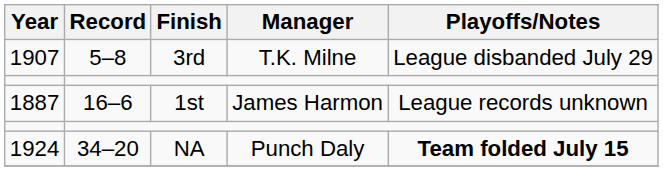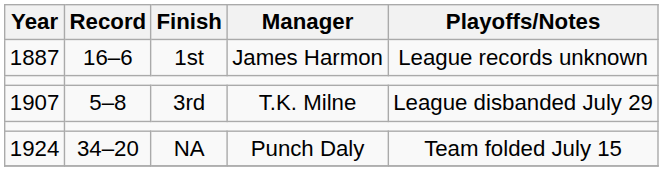rows swapped: (35, 102) <-> (35, 57)
(523, 148) bold -> (523, 148) normal
